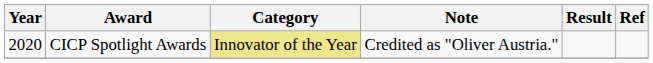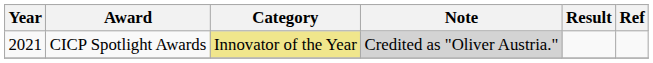(25, 44) 2020 -> (25, 44) 2021
(461, 44) no background -> (461, 44) lightgrey background
